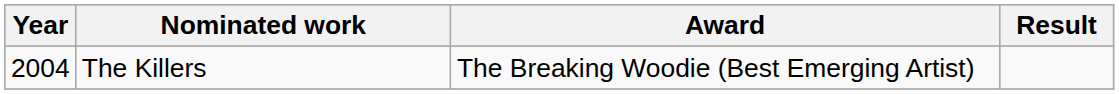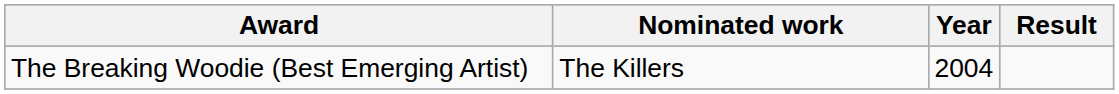columns swapped: (40, 25) <-> (725, 25)
